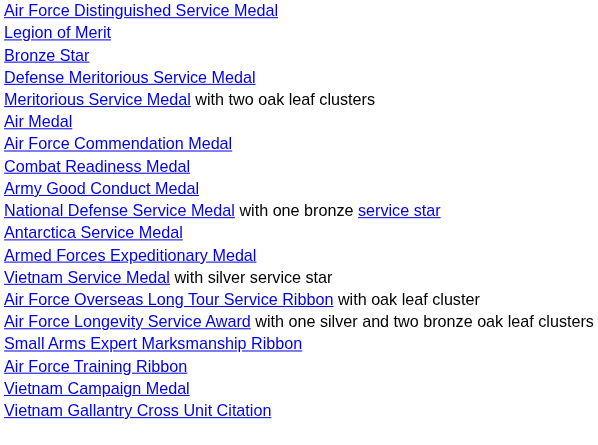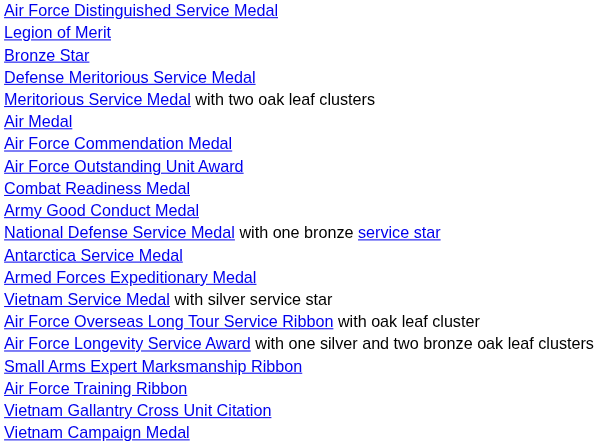+ row: (124, 166)
rows swapped: (138, 411) <-> (97, 388)
